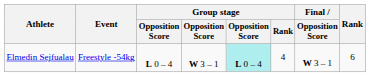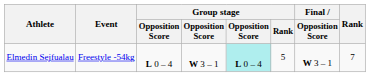(283, 58) 4 -> (283, 58) 5
(352, 58) 6 -> (352, 58) 7
